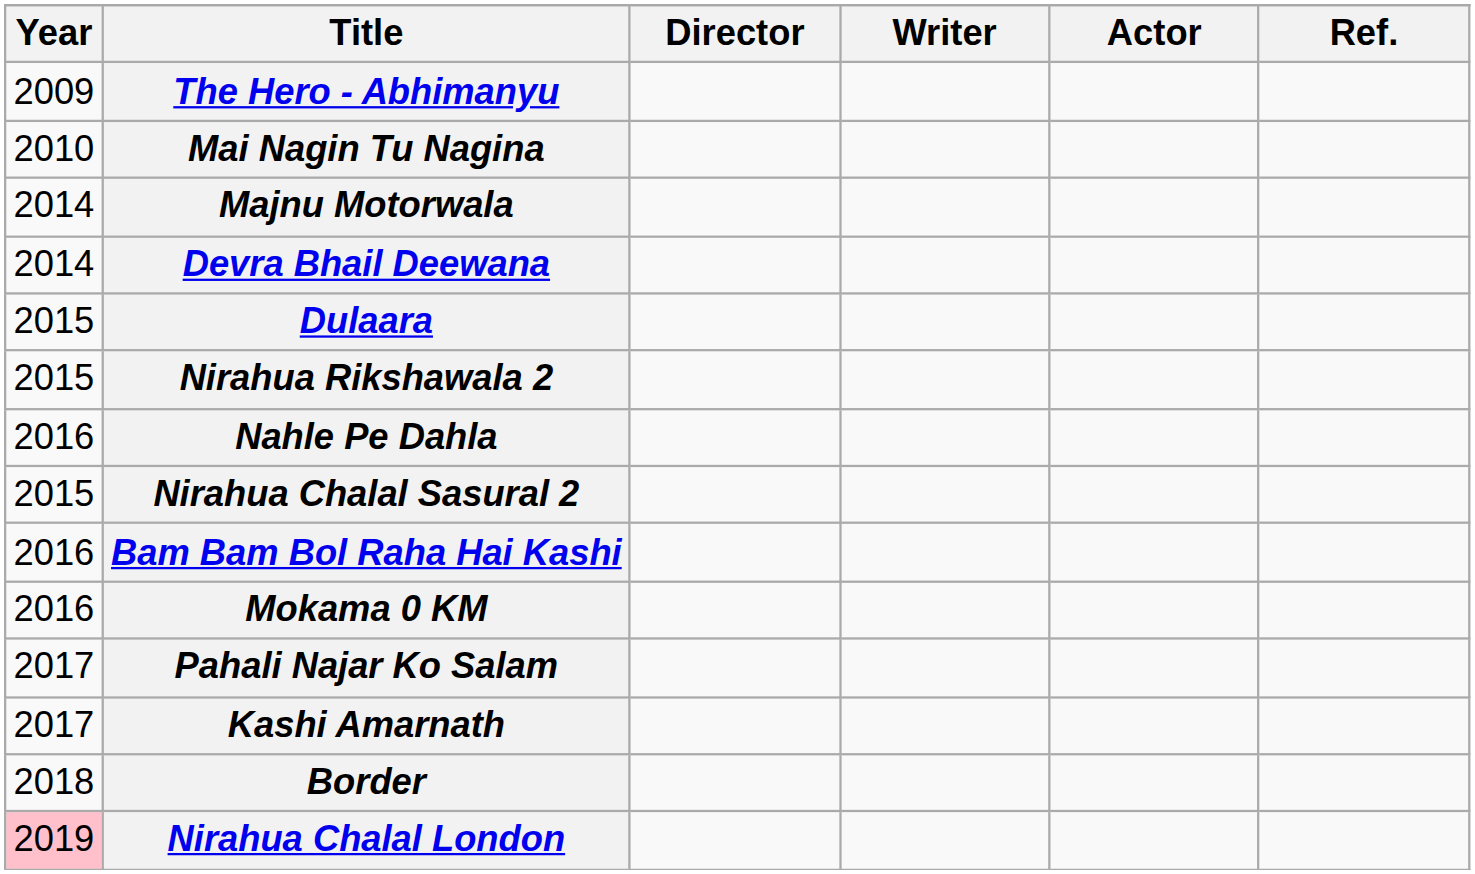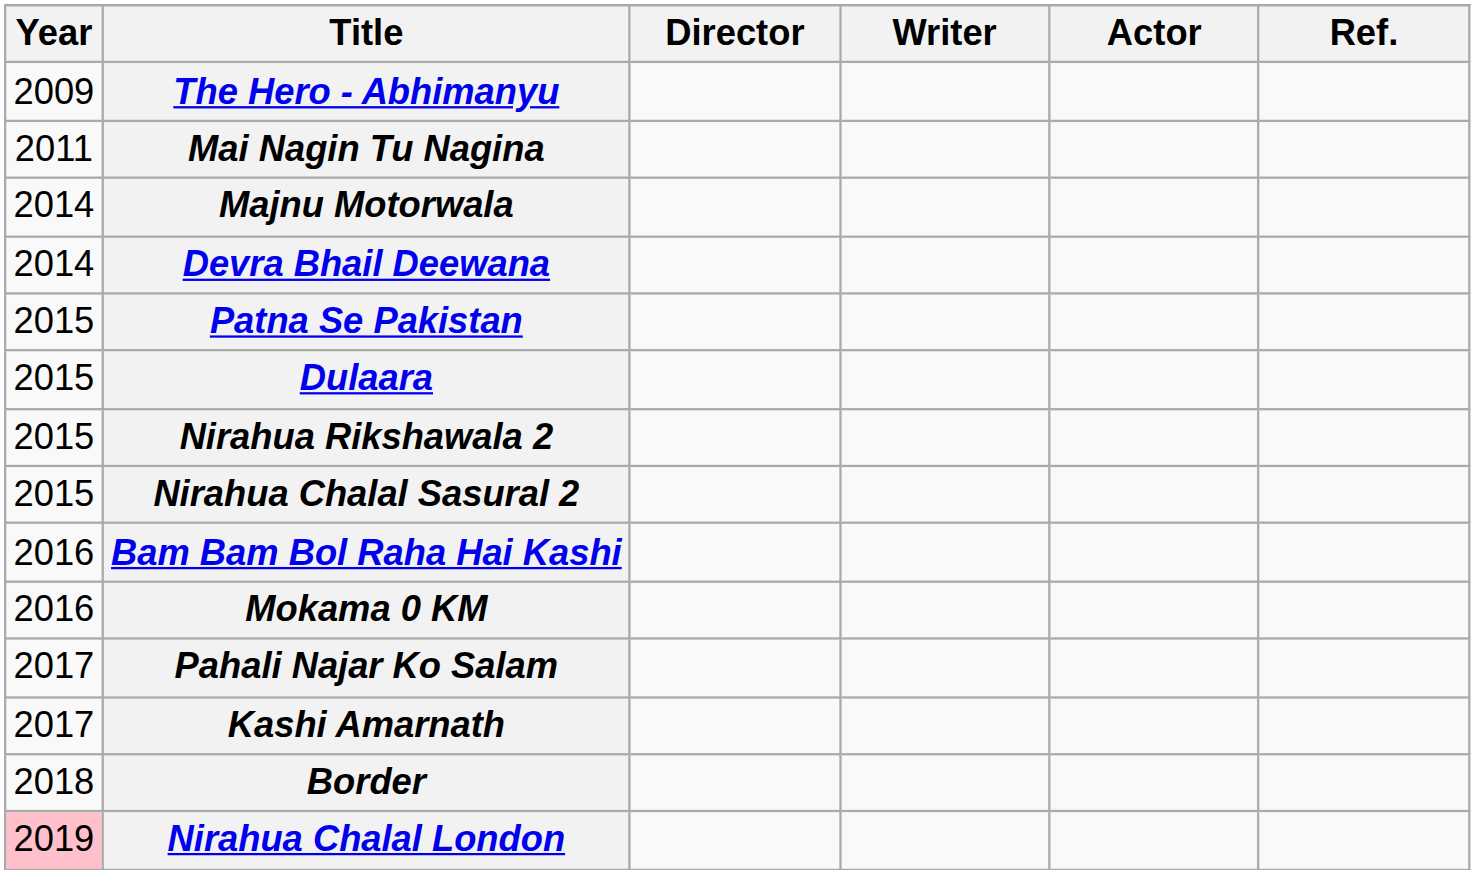(54, 148) 2010 -> (54, 148) 2011
+ row: (366, 321)
- row: (366, 436)
